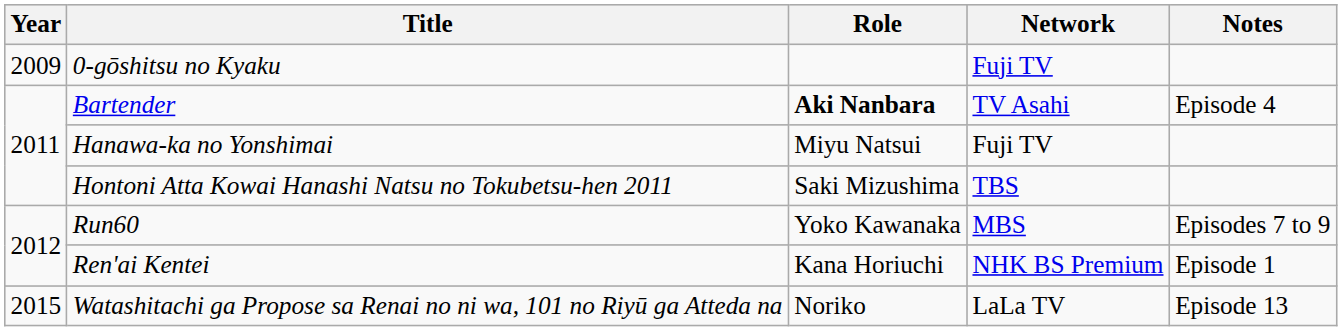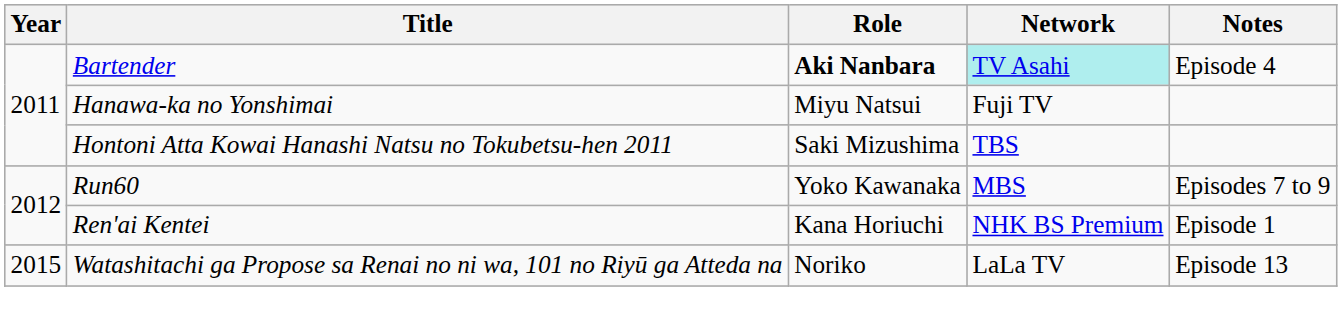- row: (177, 64)
(1021, 104) no background -> (1021, 64) paleturquoise background
